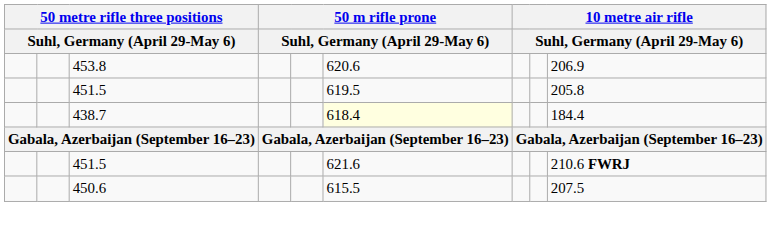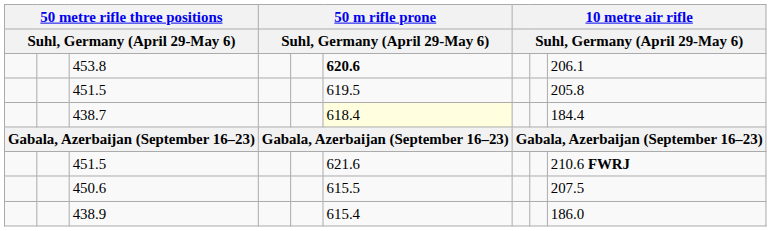(343, 66) normal -> (343, 66) bold
(567, 66) 206.9 -> (567, 66) 206.1
+ row: (21, 213)
